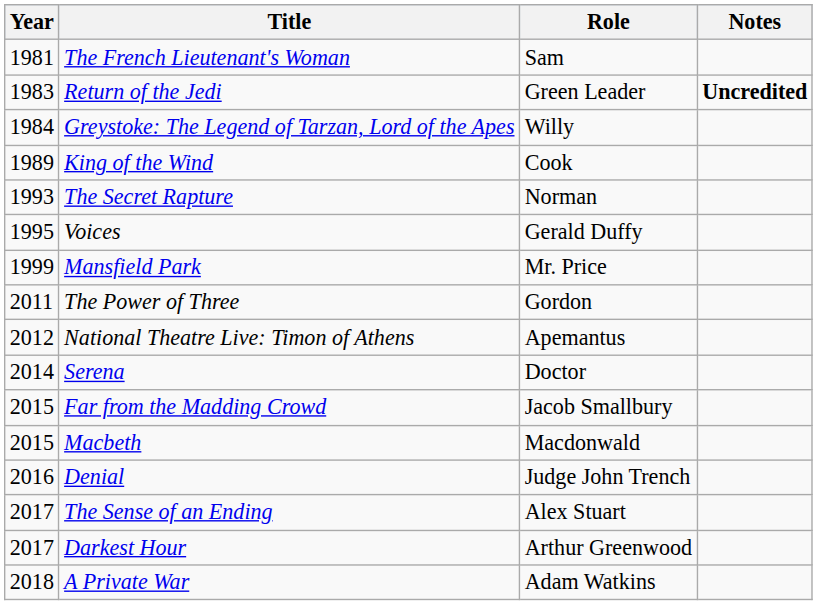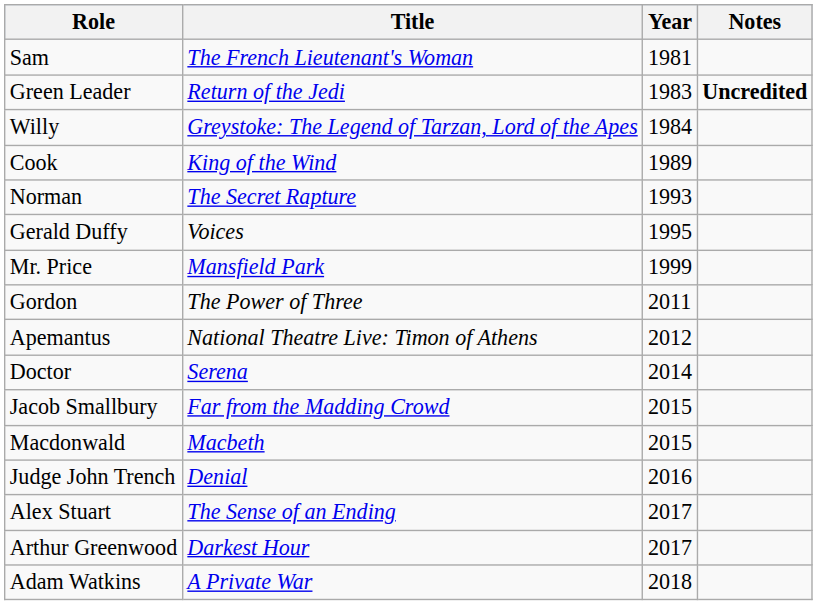columns swapped: (32, 22) <-> (608, 22)
